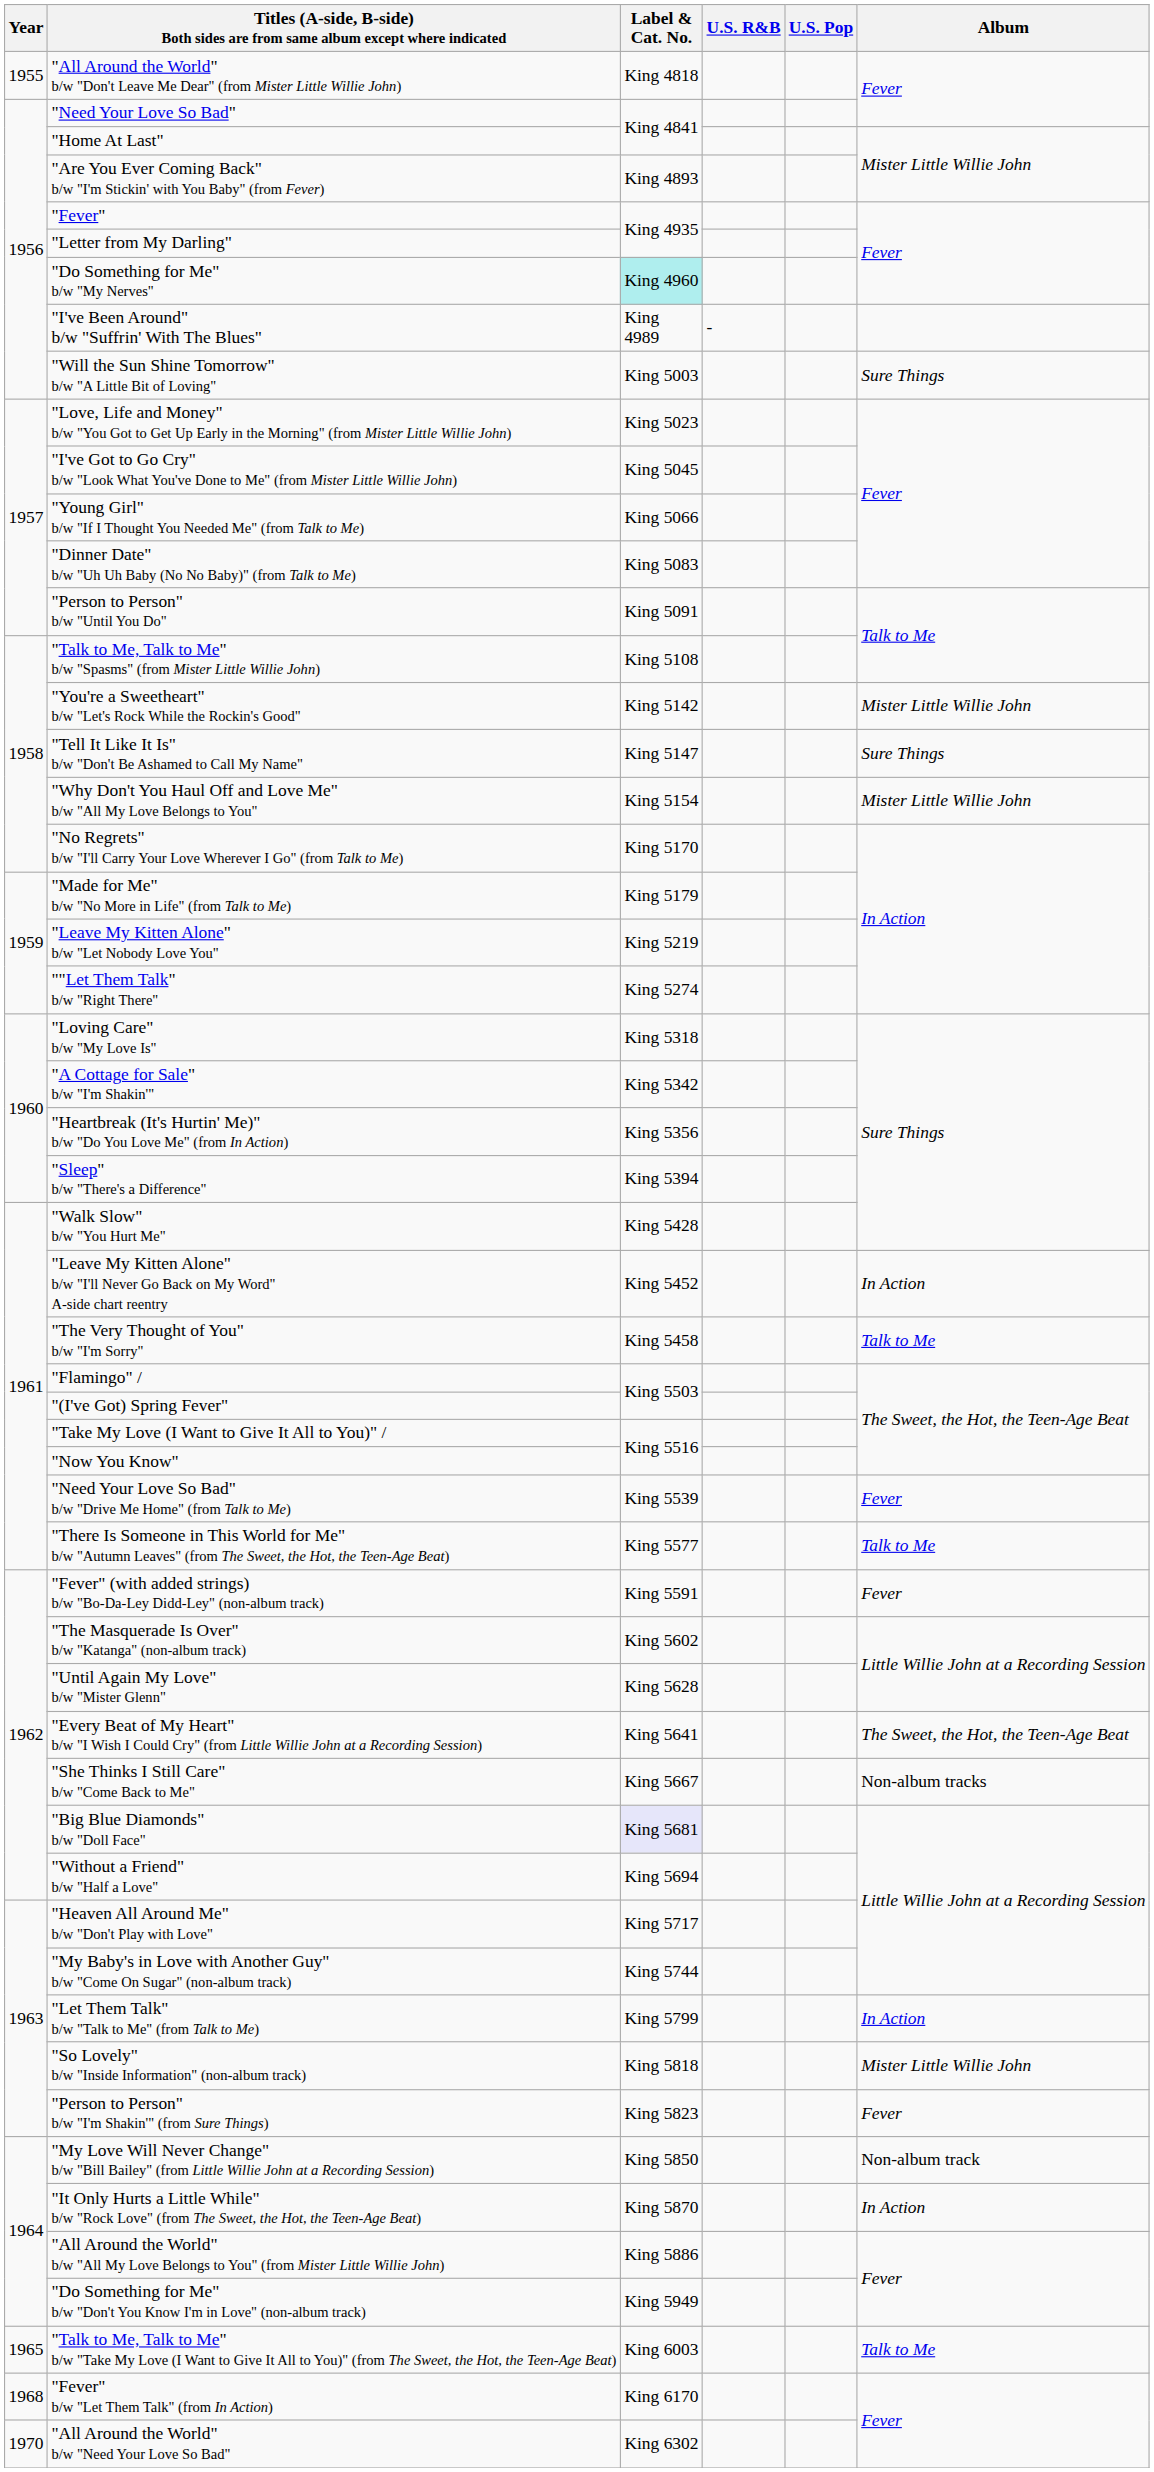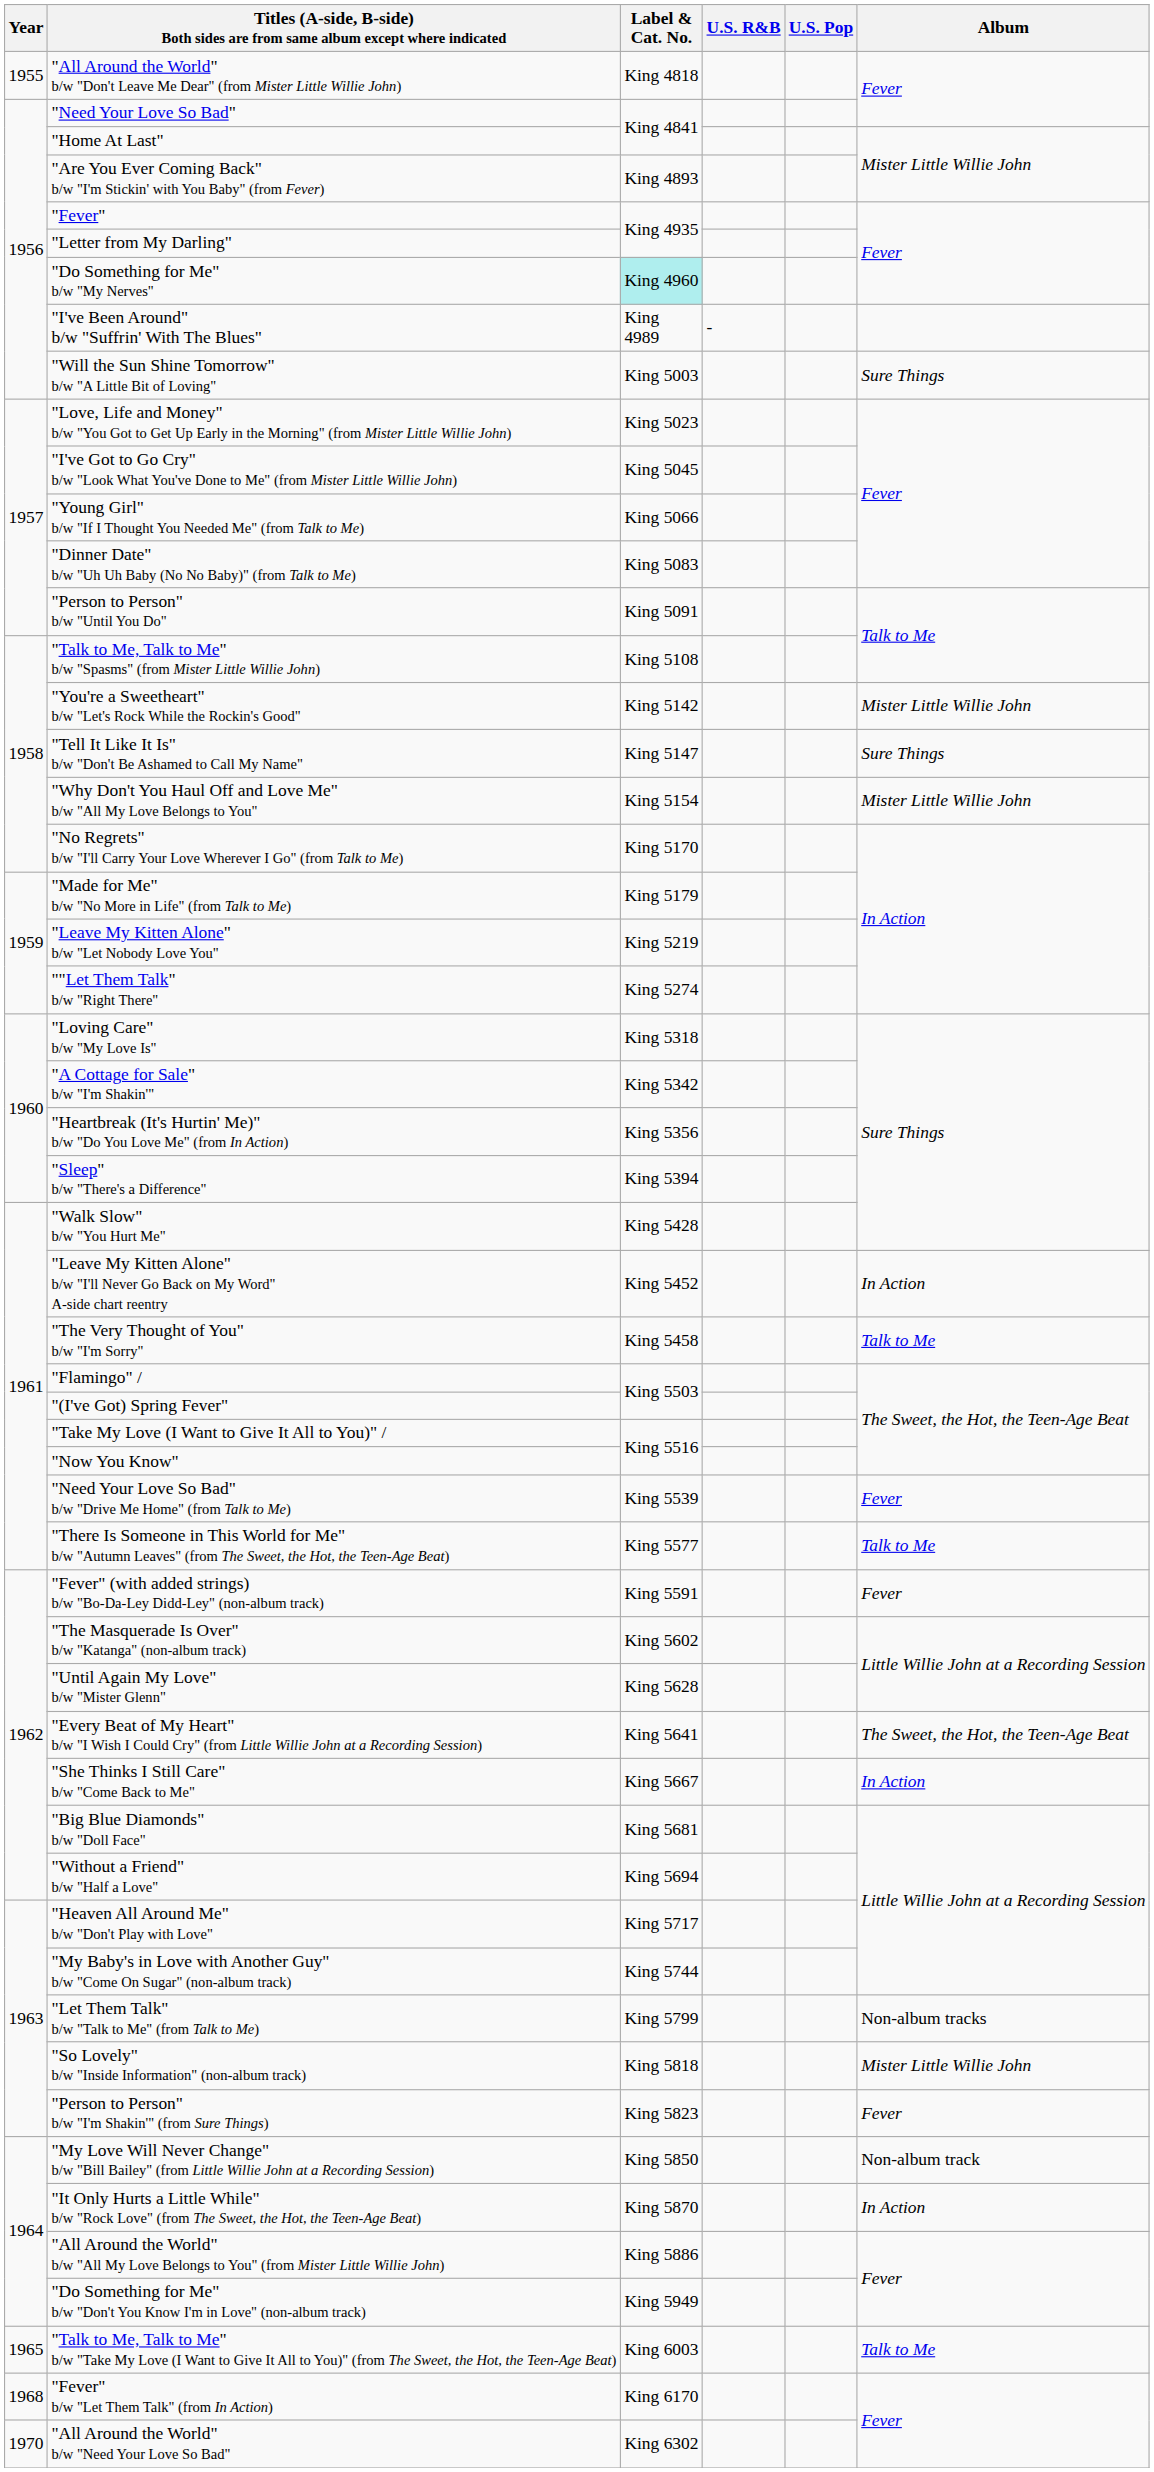(924, 1781) Non-album tracks -> (893, 1781) In Action
(661, 1829) lavender background -> (661, 1829) no background
(893, 2018) In Action -> (924, 2018) Non-album tracks
